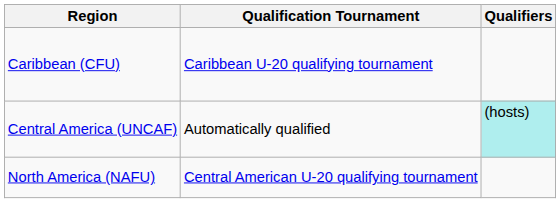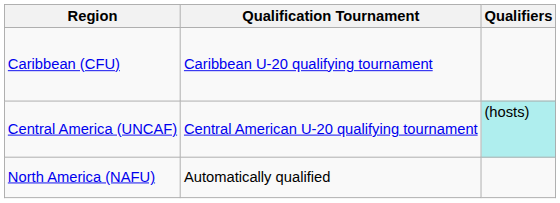(257, 129) Automatically qualified -> (331, 129) Central American U-20 qualifying tournament
(331, 177) Central American U-20 qualifying tournament -> (257, 177) Automatically qualified
